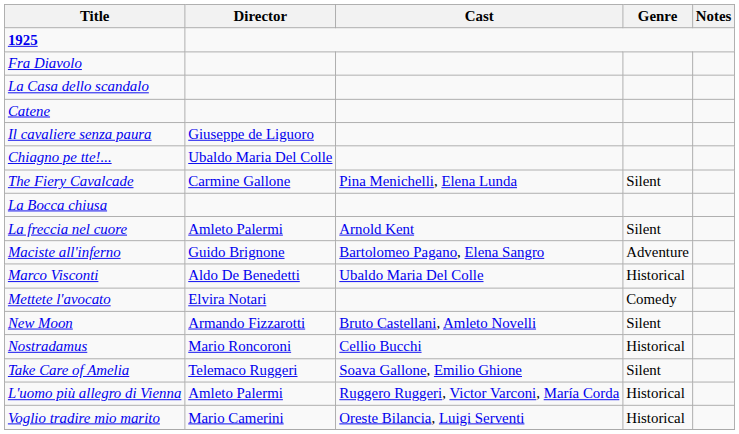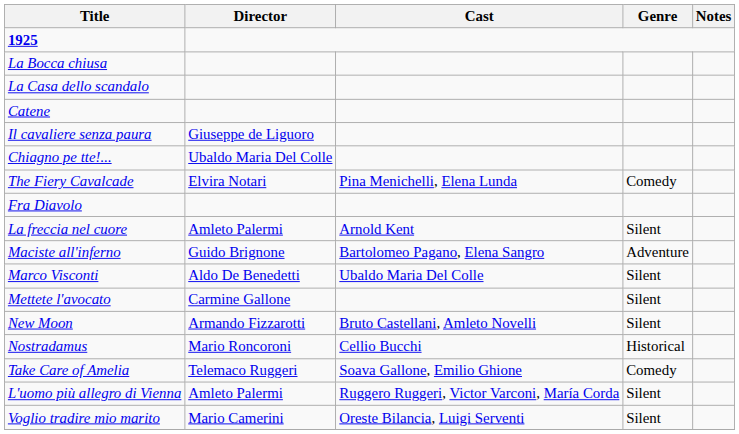rows swapped: (57, 205) <-> (45, 63)
(239, 181) Carmine Gallone -> (227, 181) Elvira Notari
(644, 181) Silent -> (651, 181) Comedy
(656, 275) Historical -> (644, 275) Silent
(227, 299) Elvira Notari -> (239, 299) Carmine Gallone
(651, 299) Comedy -> (644, 299) Silent
(644, 370) Silent -> (651, 370) Comedy
(656, 393) Historical -> (644, 393) Silent
(656, 417) Historical -> (644, 417) Silent
